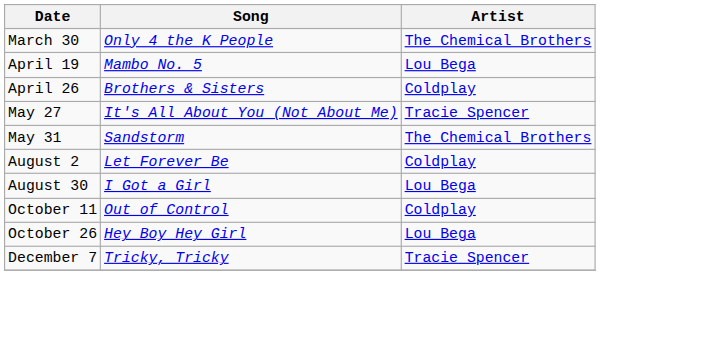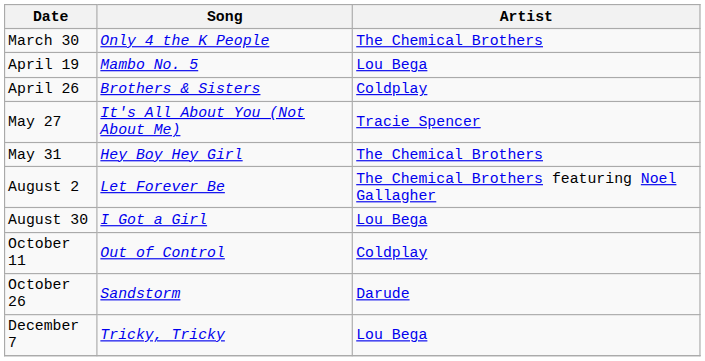(144, 137) Sandstorm -> (172, 155) Hey Boy Hey Girl
(440, 162) Coldplay -> (516, 187) The Chemical Brothers featuring Noel Gallagher
(175, 234) Hey Boy Hey Girl -> (140, 294) Sandstorm
(440, 234) Lou Bega -> (383, 294) Darude
(467, 258) Tracie Spencer -> (392, 335) Lou Bega
